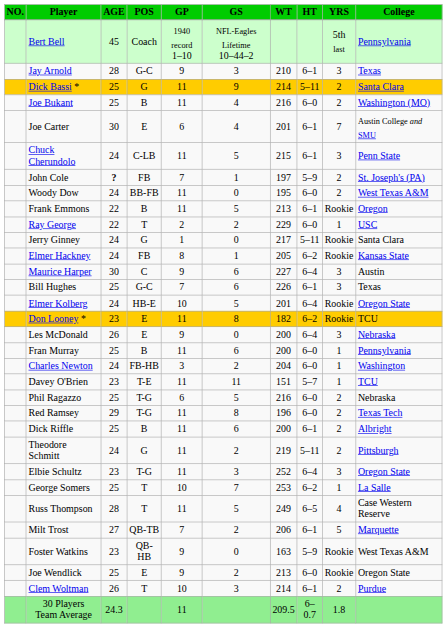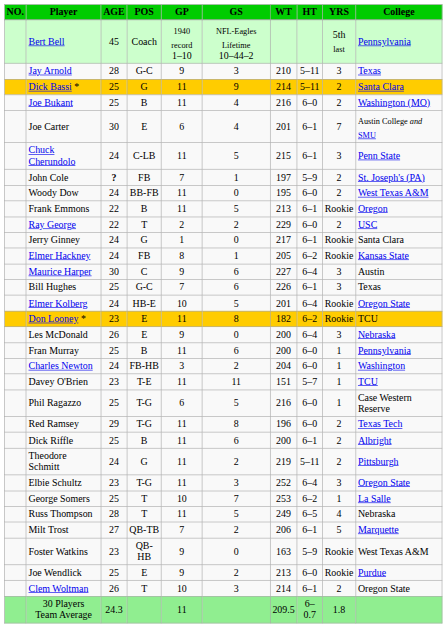(310, 71) 6–1 -> (310, 71) 5–11
(339, 224) 1 -> (339, 224) 2
(310, 240) 5–11 -> (310, 240) 6–1
(339, 397) 2 -> (339, 403) 1
(377, 397) Nebraska -> (385, 403) Case Western Reserve
(385, 508) Case Western Reserve -> (377, 514) Nebraska
(384, 572) Oregon State -> (372, 572) Purdue
(372, 588) Purdue -> (384, 588) Oregon State
